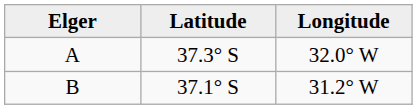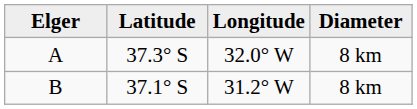+ column: (361, 21)
